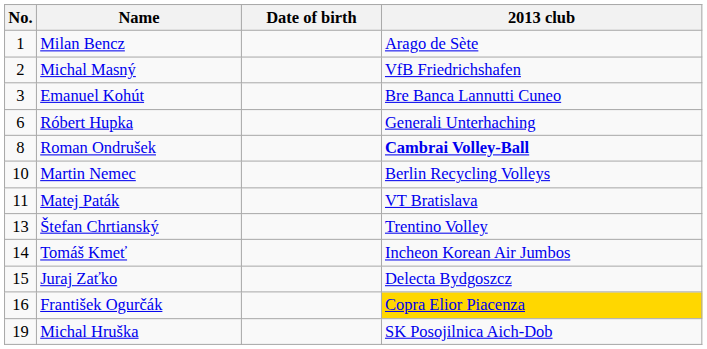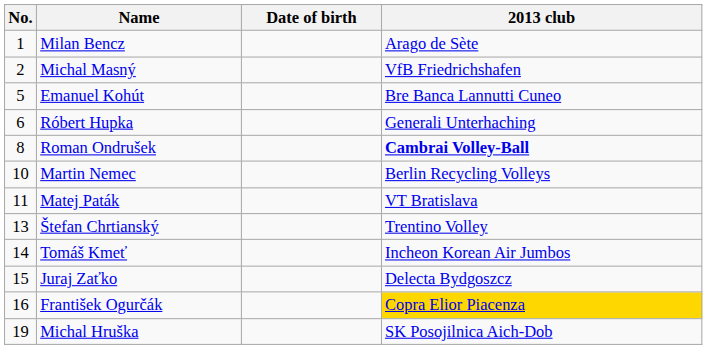(20, 95) 3 -> (20, 95) 5
